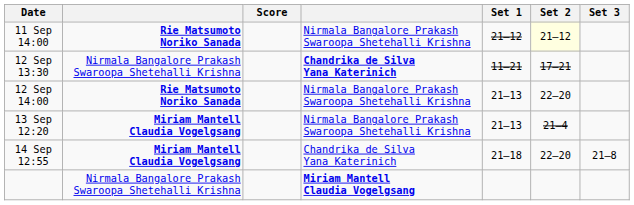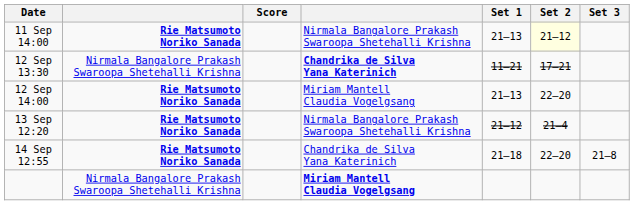(506, 36) 21–12 -> (506, 36) 21–13
(387, 95) Nirmala Bangalore Prakash Swaroopa Shetehalli Krishna -> (359, 95) Miriam Mantell Claudia Vogelgsang
(185, 125) Miriam Mantell Claudia Vogelgsang -> (200, 125) Rie Matsumoto Noriko Sanada
(506, 125) 21–13 -> (506, 125) 21–12
(185, 155) Miriam Mantell Claudia Vogelgsang -> (200, 155) Rie Matsumoto Noriko Sanada
